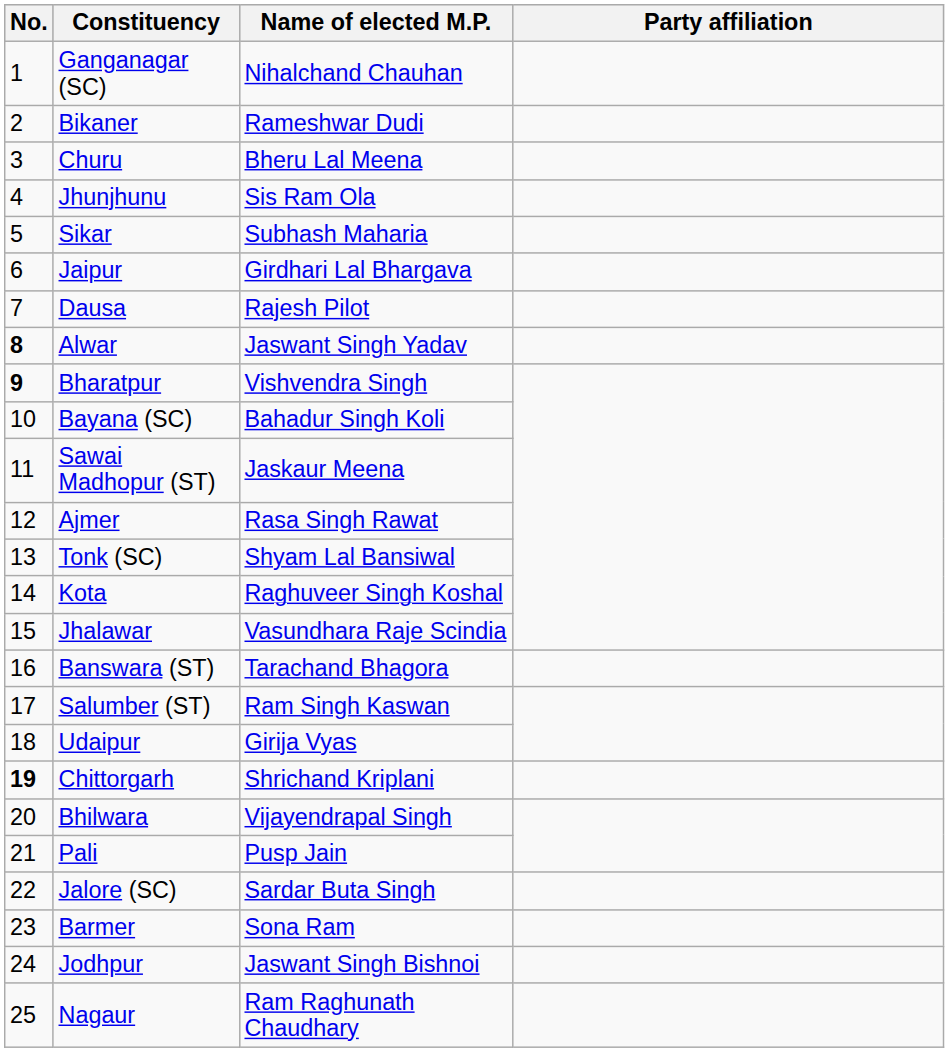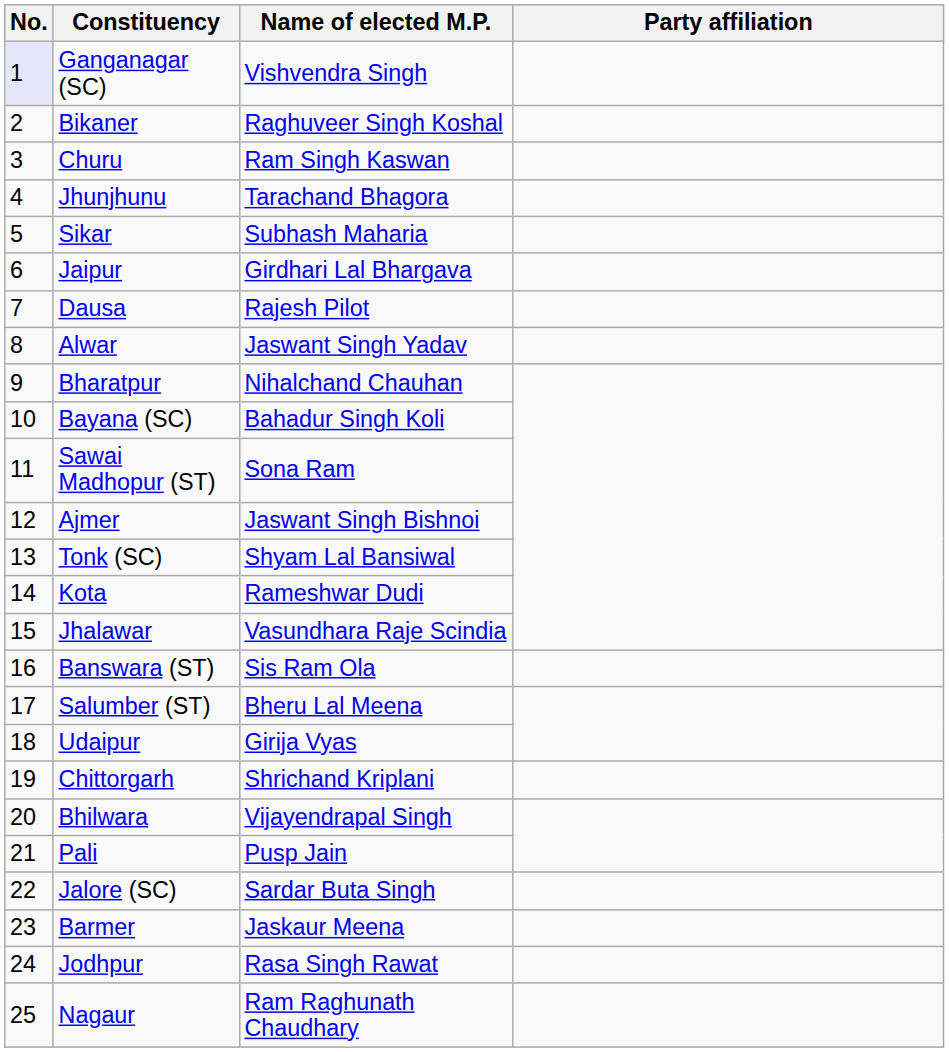(17, 73) no background -> (17, 73) lavender background
(354, 73) Nihalchand Chauhan -> (336, 73) Vishvendra Singh
(334, 123) Rameshwar Dudi -> (374, 123) Raghuveer Singh Koshal
(333, 160) Bheru Lal Meena -> (347, 160) Ram Singh Kaswan
(310, 197) Sis Ram Ola -> (346, 197) Tarachand Bhagora
(17, 345) bold -> (17, 345) normal
(17, 382) bold -> (17, 382) normal
(336, 382) Vishvendra Singh -> (354, 382) Nihalchand Chauhan
(324, 469) Jaskaur Meena -> (300, 469) Sona Ram
(341, 520) Rasa Singh Rawat -> (362, 520) Jaswant Singh Bishnoi
(374, 594) Raghuveer Singh Koshal -> (334, 594) Rameshwar Dudi
(346, 668) Tarachand Bhagora -> (310, 668) Sis Ram Ola
(347, 705) Ram Singh Kaswan -> (333, 705) Bheru Lal Meena
(23, 779) bold -> (23, 779) normal
(300, 927) Sona Ram -> (324, 927) Jaskaur Meena
(362, 964) Jaswant Singh Bishnoi -> (341, 964) Rasa Singh Rawat
